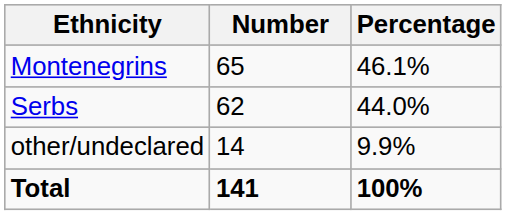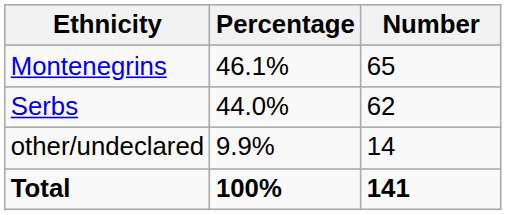columns swapped: (280, 24) <-> (426, 24)
